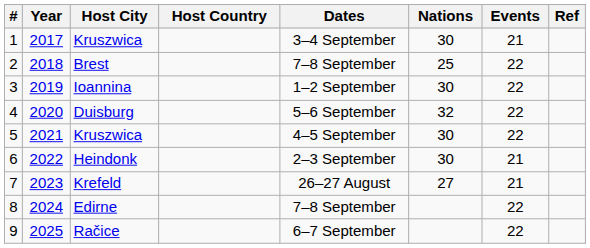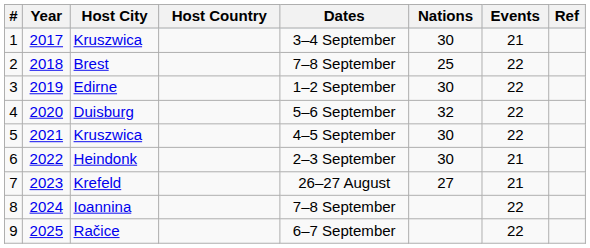(102, 87) Ioannina -> (95, 87) Edirne
(95, 207) Edirne -> (102, 207) Ioannina
